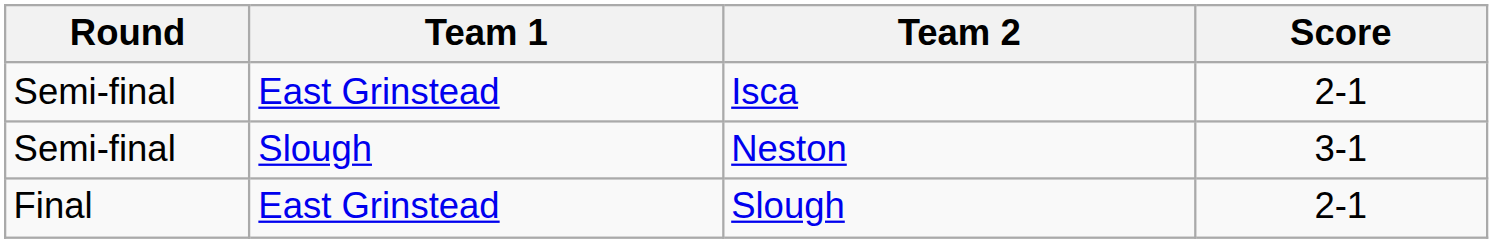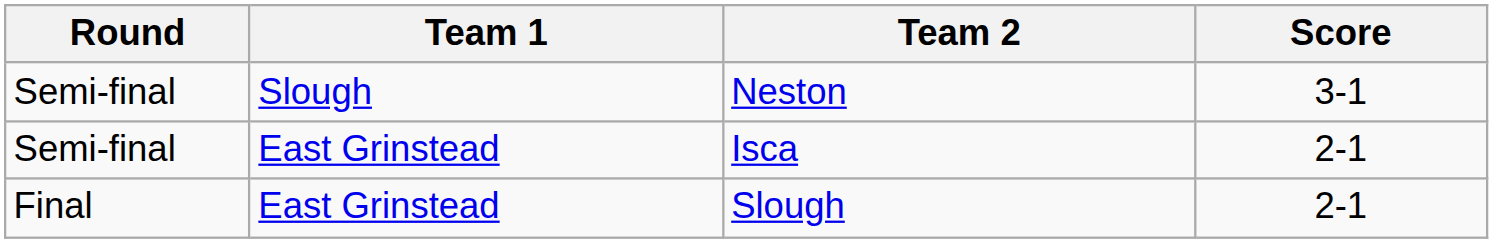rows swapped: (765, 91) <-> (789, 149)
